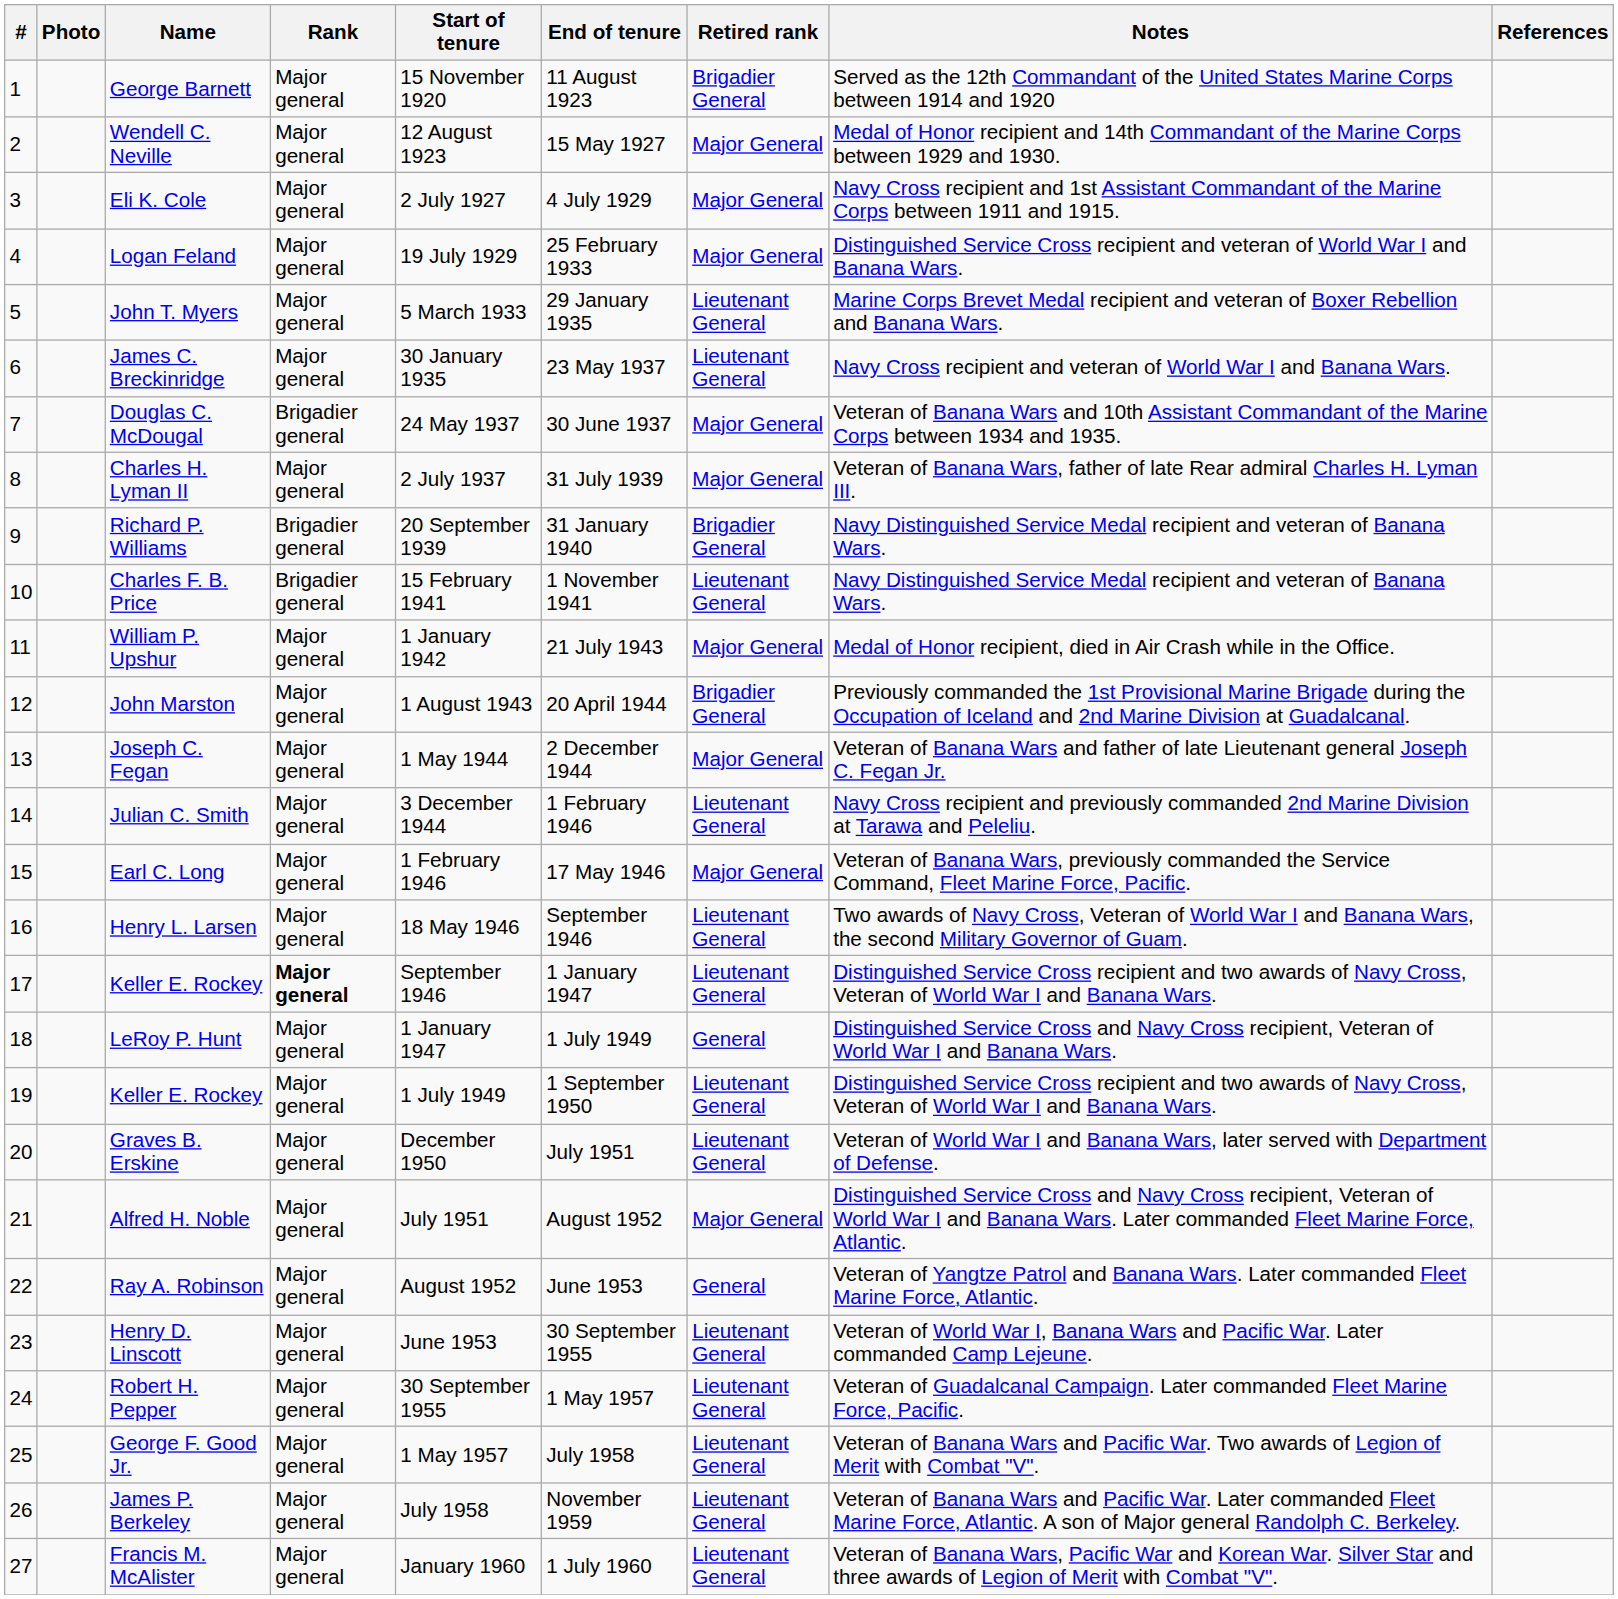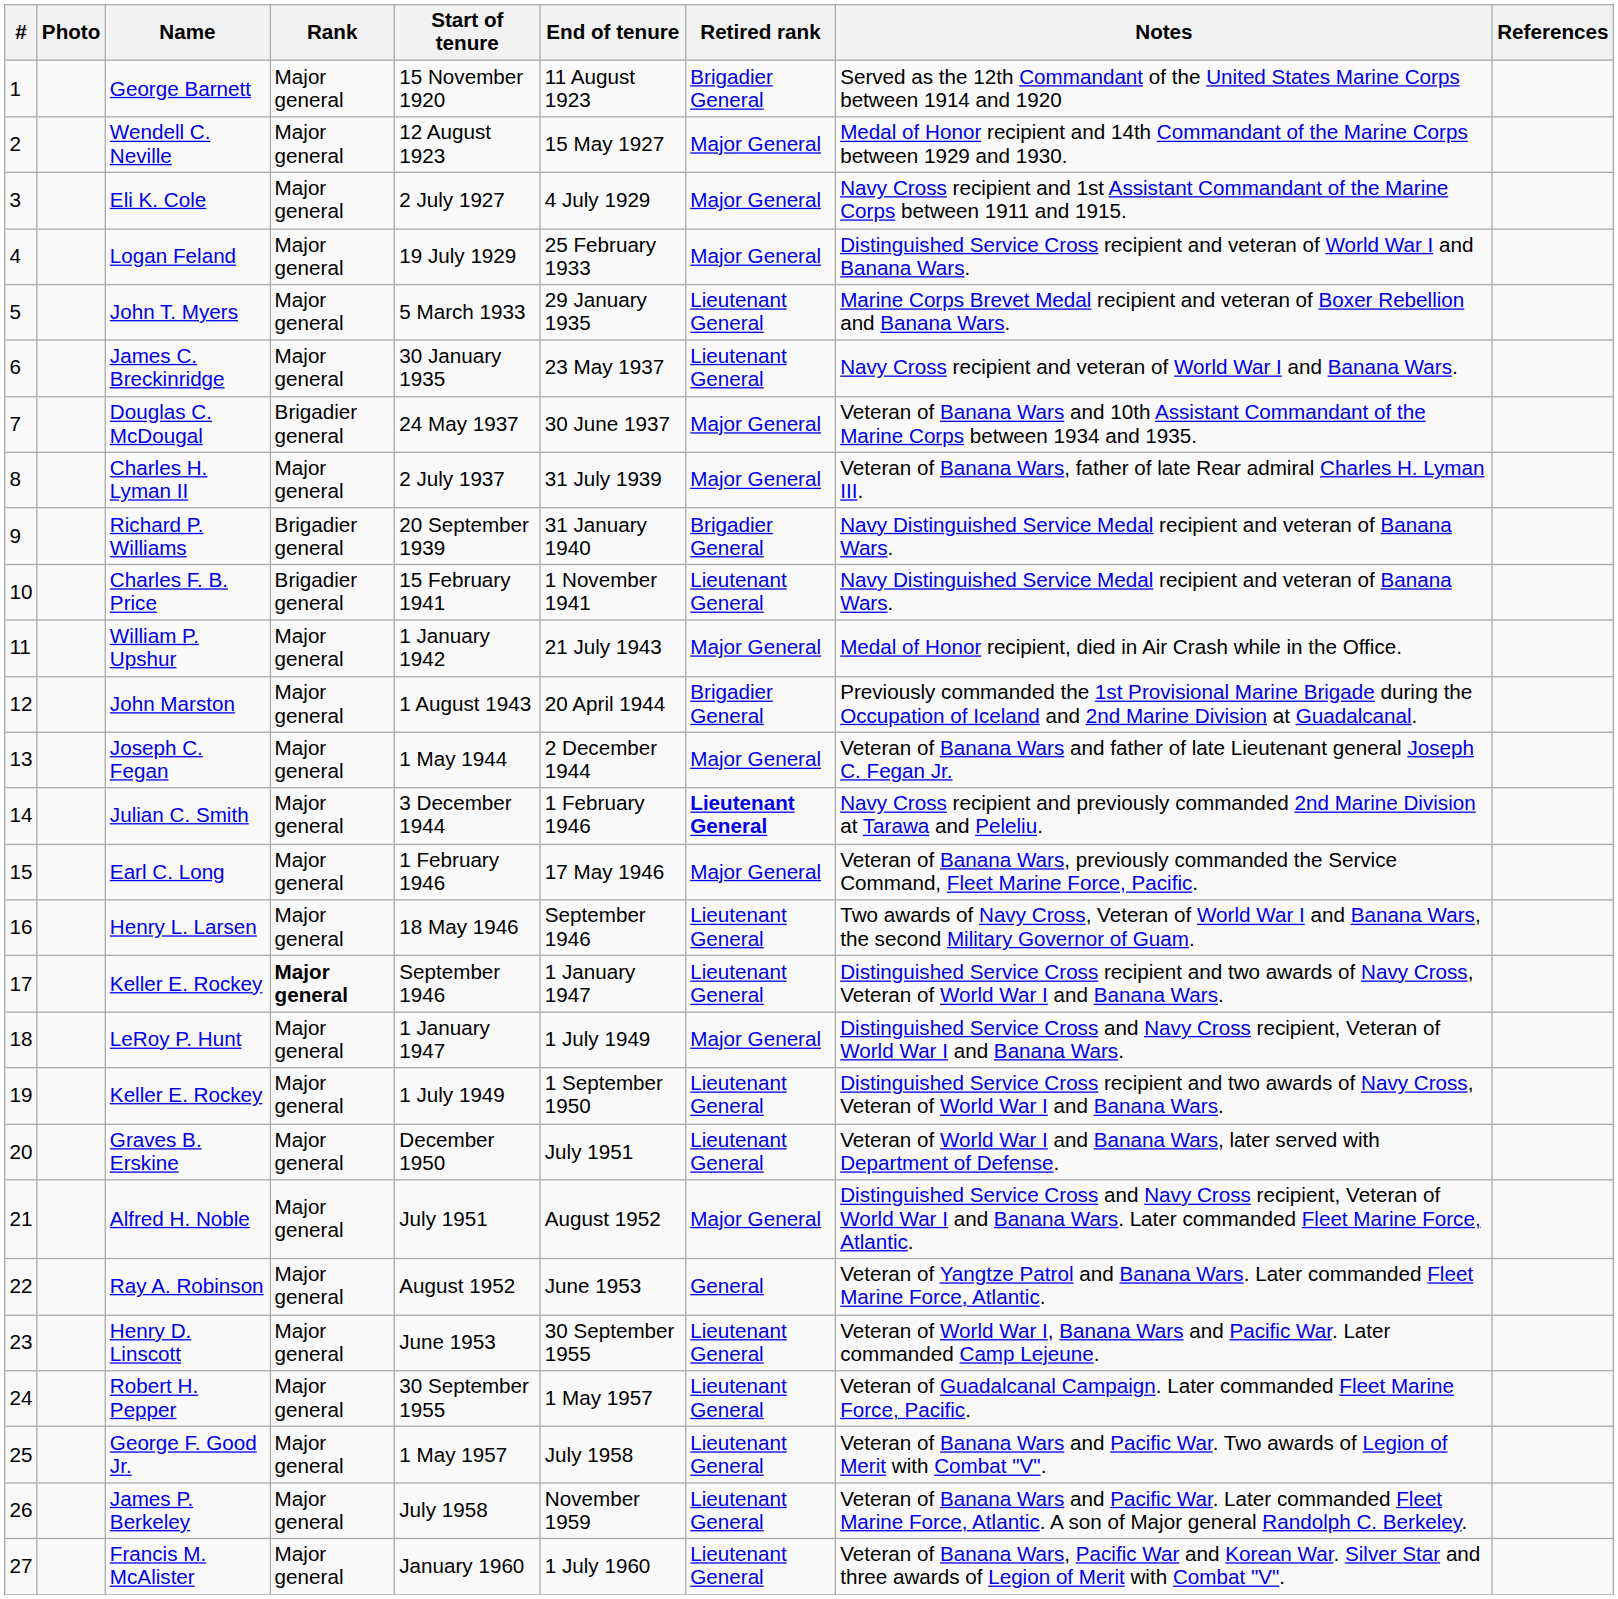(740, 815) normal -> (742, 815) bold
(729, 1039) General -> (756, 1039) Major General
